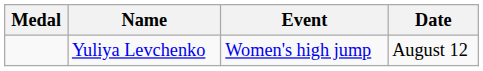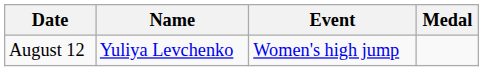columns swapped: (36, 19) <-> (433, 19)
